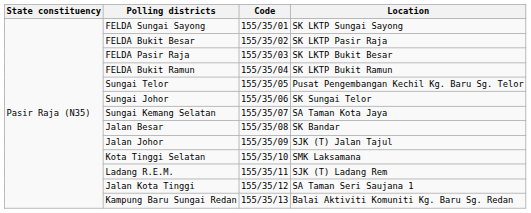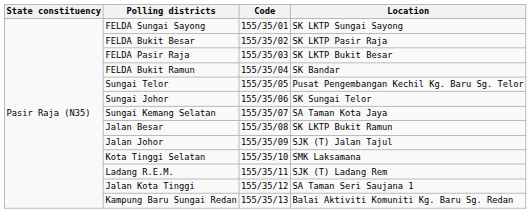(342, 70) SK LKTP Bukit Ramun -> (316, 70) SK Bandar
(316, 128) SK Bandar -> (342, 128) SK LKTP Bukit Ramun
